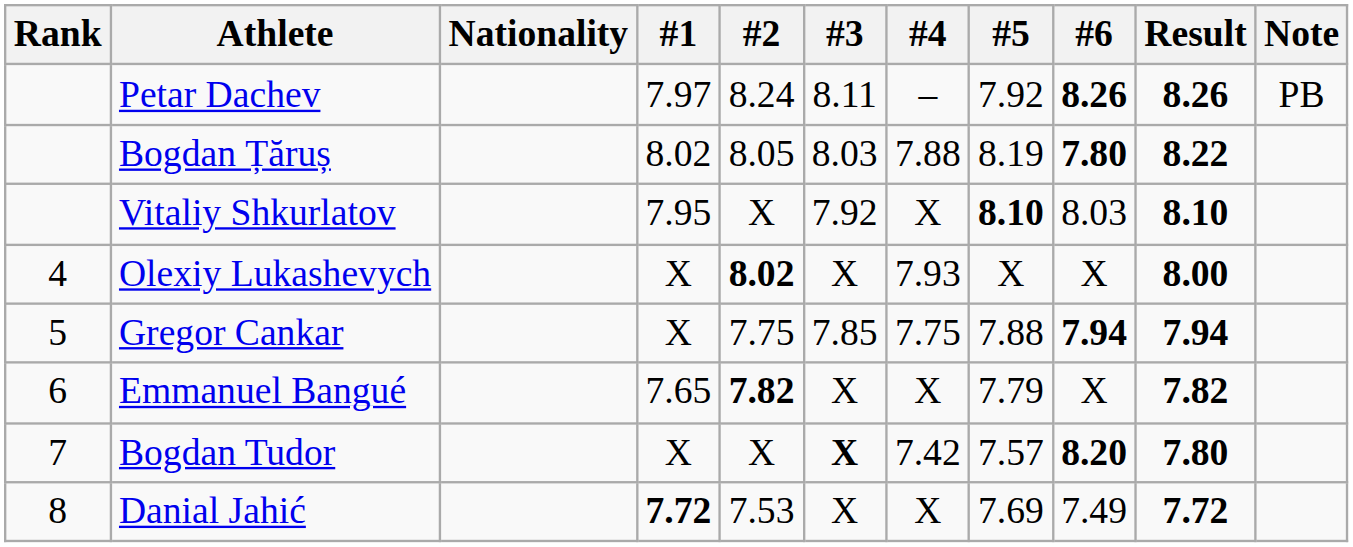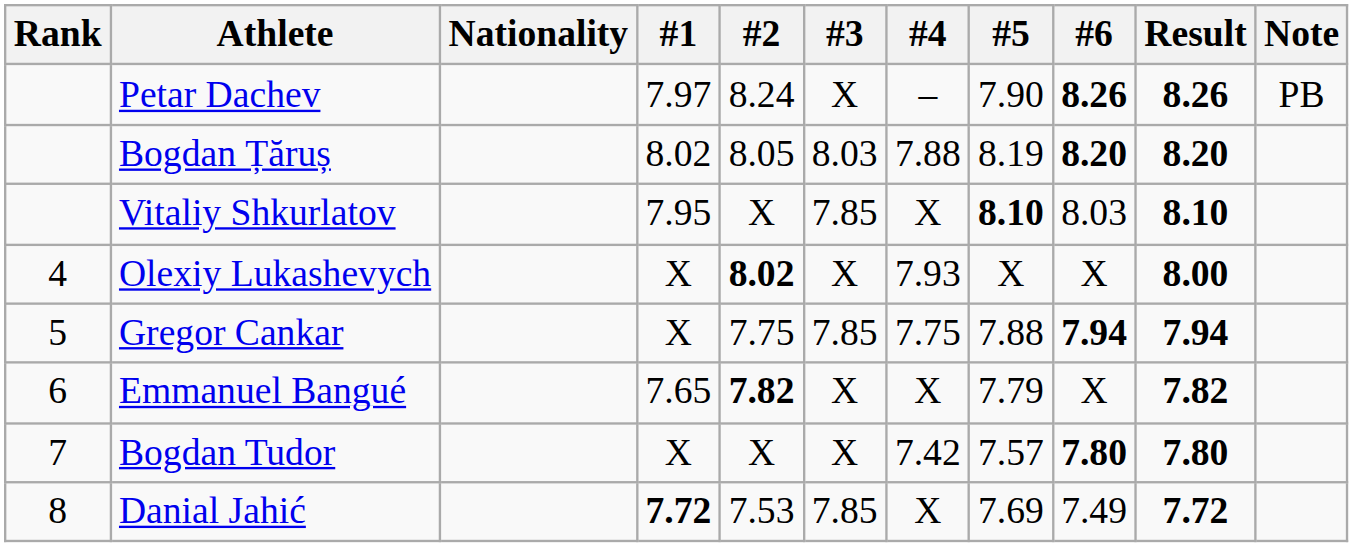(845, 93) 8.11 -> (845, 93) X
(1011, 93) 7.92 -> (1011, 93) 7.90
(1094, 153) 7.80 -> (1094, 153) 8.20
(1195, 153) 8.22 -> (1195, 153) 8.20
(845, 213) 7.92 -> (845, 213) 7.85
(845, 451) bold -> (845, 451) normal
(1094, 451) 8.20 -> (1094, 451) 7.80
(845, 511) X -> (845, 511) 7.85
